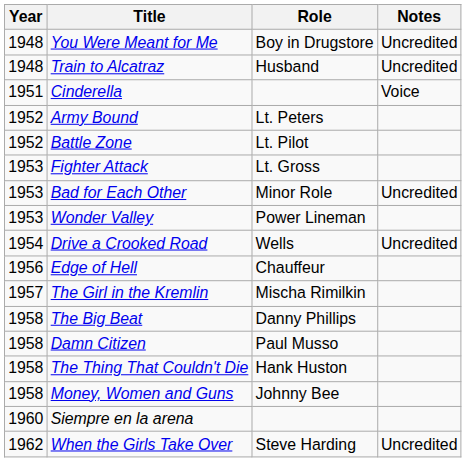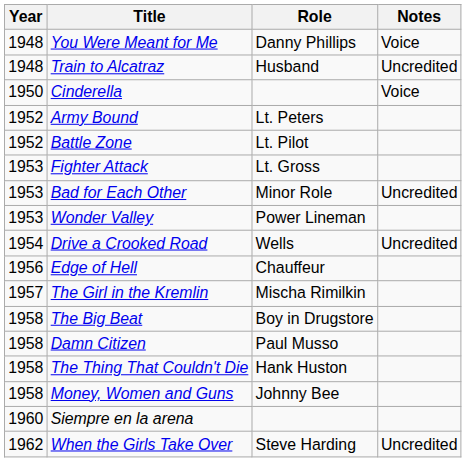(315, 42) Boy in Drugstore -> (306, 42) Danny Phillips
(419, 42) Uncredited -> (400, 42) Voice
(26, 92) 1951 -> (26, 92) 1950
(306, 318) Danny Phillips -> (315, 318) Boy in Drugstore
